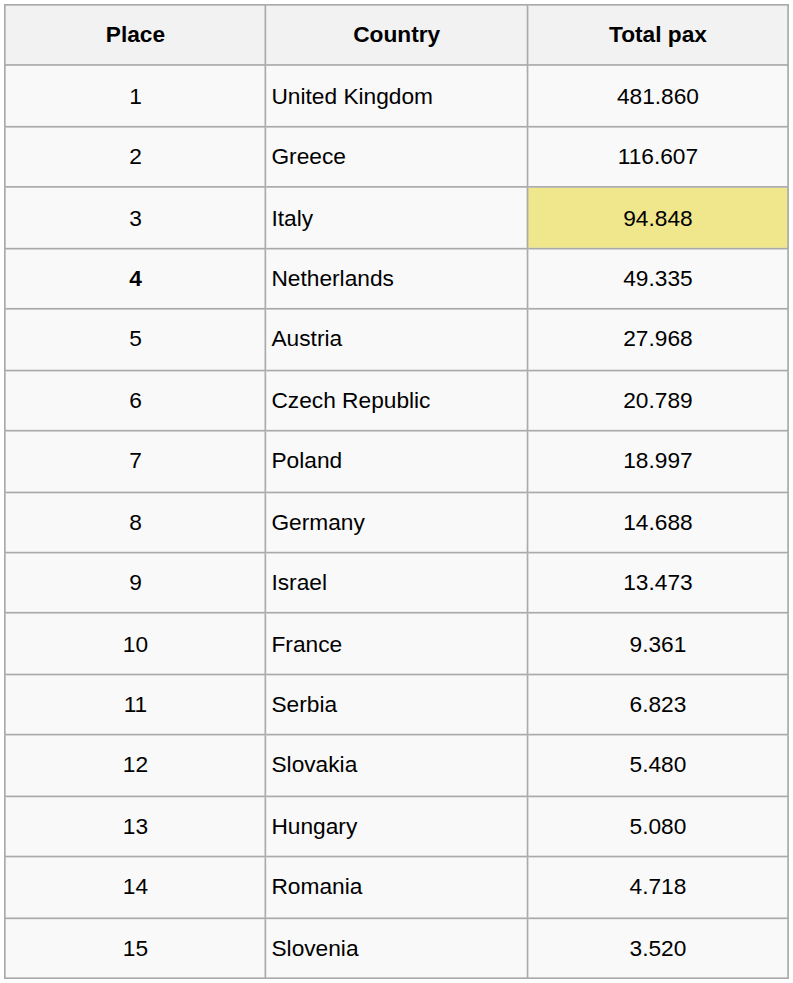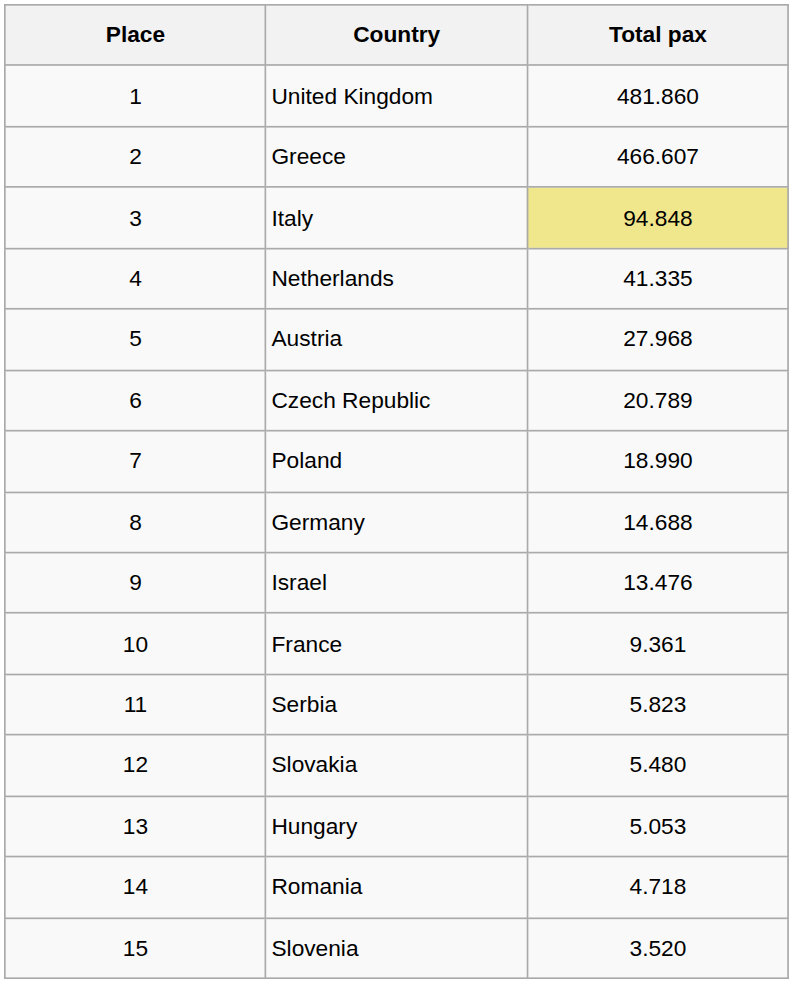(658, 157) 116.607 -> (658, 157) 466.607
(135, 278) bold -> (135, 278) normal
(658, 278) 49.335 -> (658, 278) 41.335
(658, 461) 18.997 -> (658, 461) 18.990
(658, 583) 13.473 -> (658, 583) 13.476
(658, 704) 6.823 -> (658, 704) 5.823
(658, 826) 5.080 -> (658, 826) 5.053
